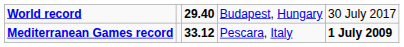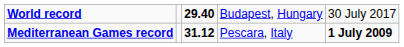(199, 33) 33.12 -> (199, 33) 31.12
